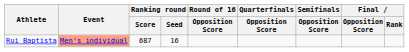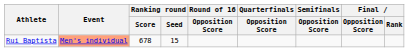(145, 41) 687 -> (145, 41) 678
(174, 41) 16 -> (174, 41) 15
